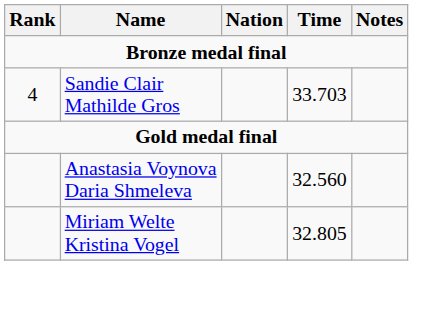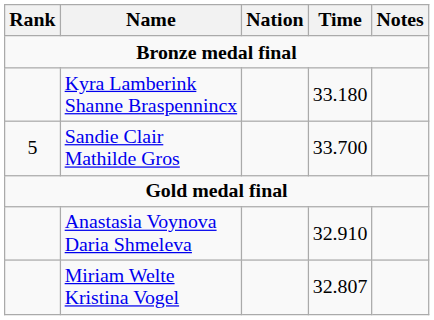+ row: (151, 94)
(32, 94) 4 -> (32, 148) 5
(319, 94) 33.703 -> (340, 148) 33.700
(319, 179) 32.560 -> (340, 233) 32.910
(319, 233) 32.805 -> (340, 287) 32.807
